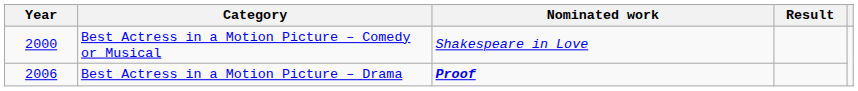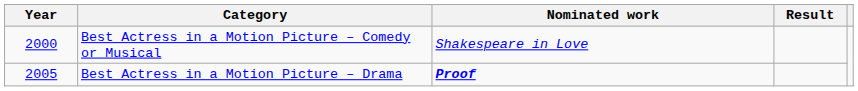(41, 75) 2006 -> (41, 75) 2005
